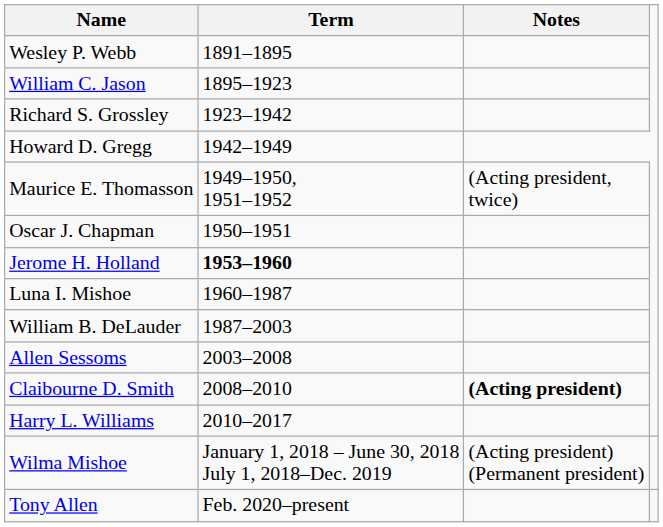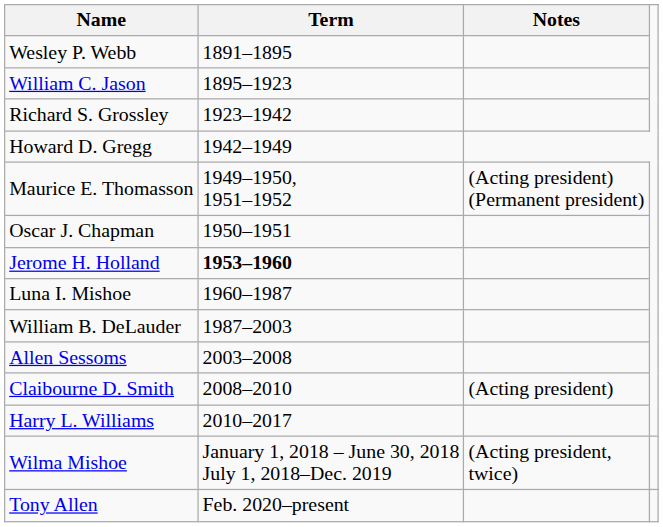(540, 188) (Acting president, twice) -> (556, 188) (Acting president) (Permanent president)
(545, 388) bold -> (541, 388) normal
(556, 462) (Acting president) (Permanent president) -> (540, 462) (Acting president, twice)
